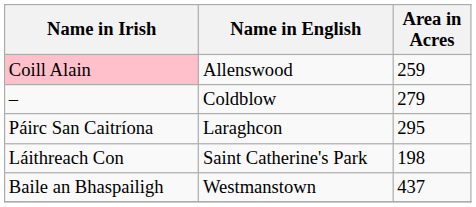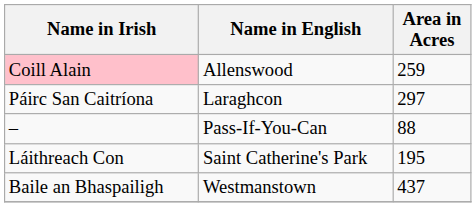- row: (240, 98)
(411, 128) 295 -> (411, 98) 297
+ row: (265, 128)
(411, 157) 198 -> (411, 157) 195
